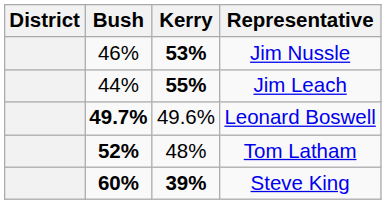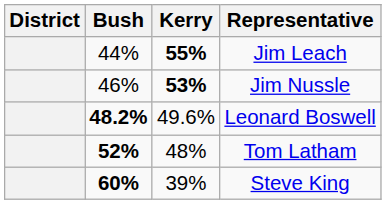rows swapped: (300, 53) <-> (300, 85)
(118, 118) 49.7% -> (118, 118) 48.2%
(186, 183) bold -> (186, 183) normal
